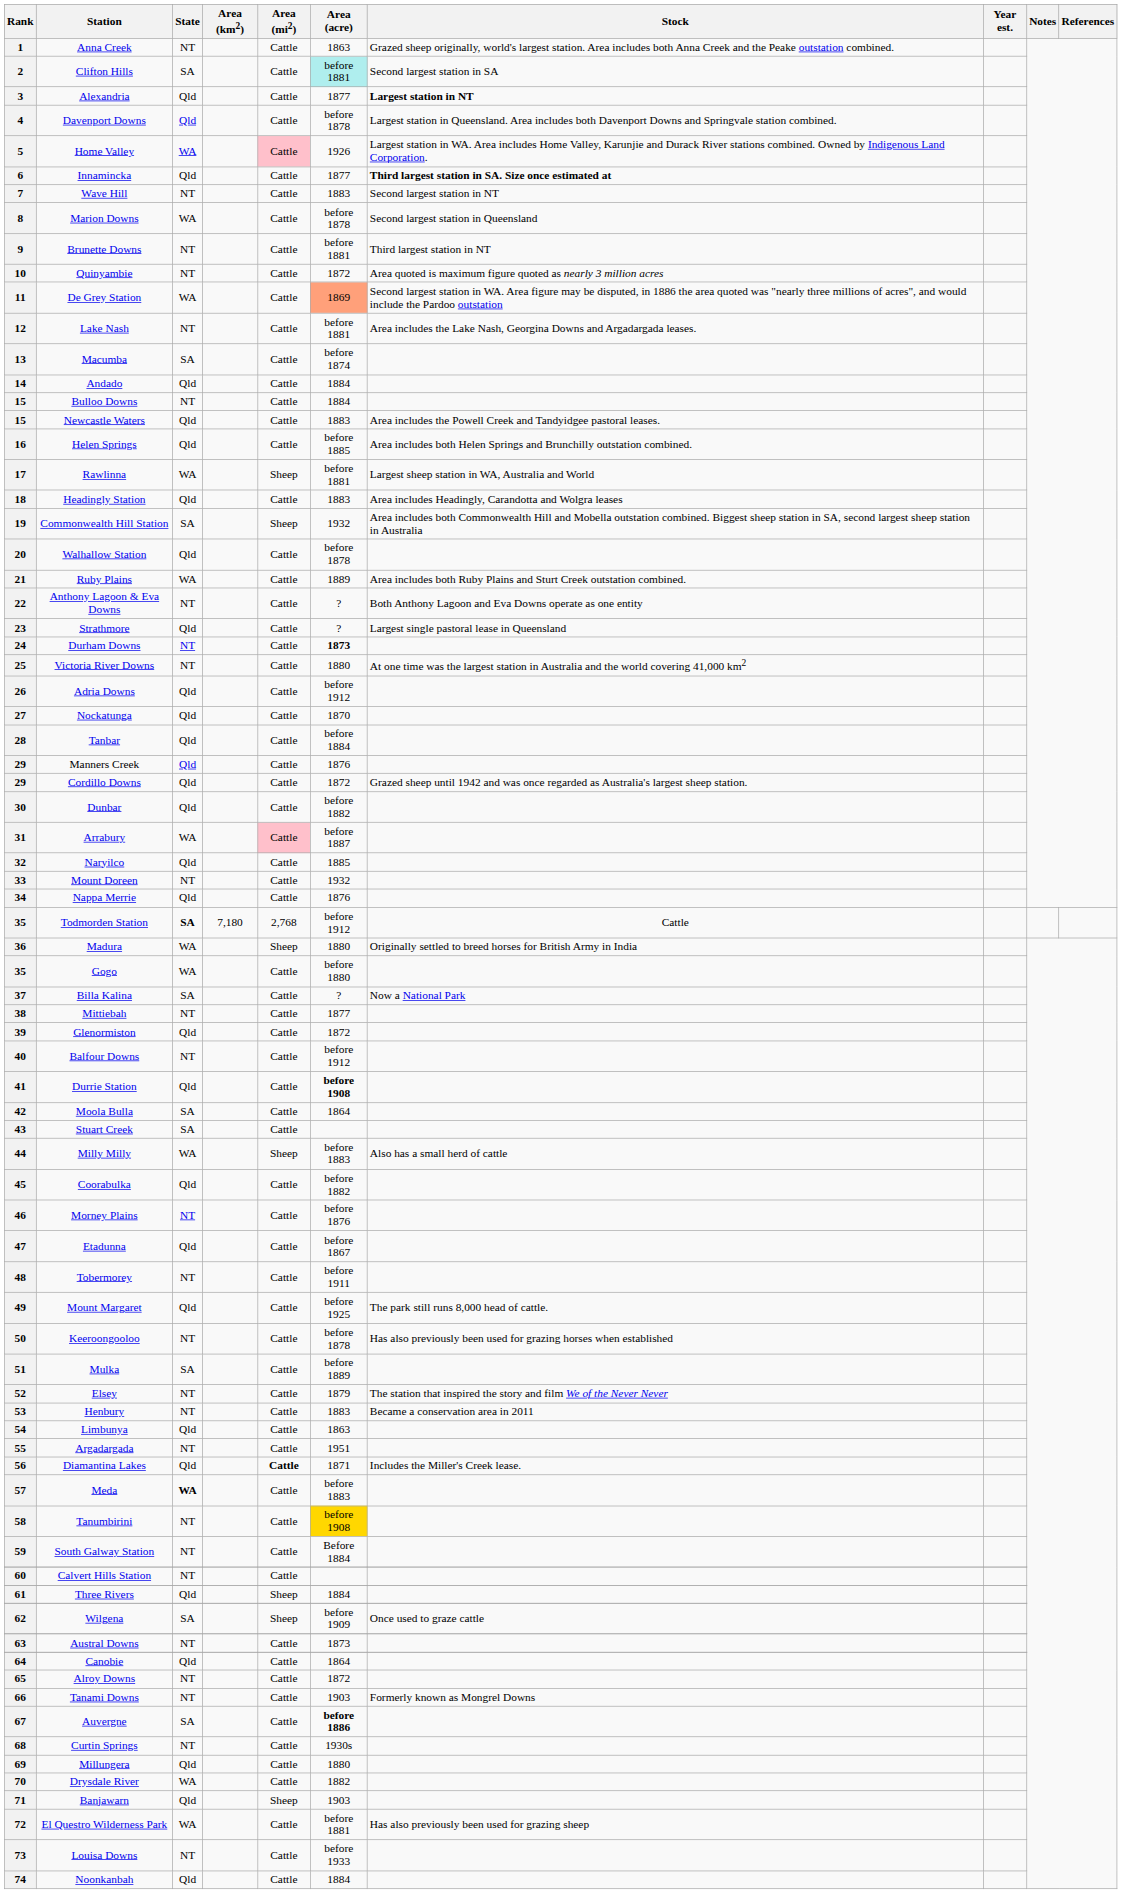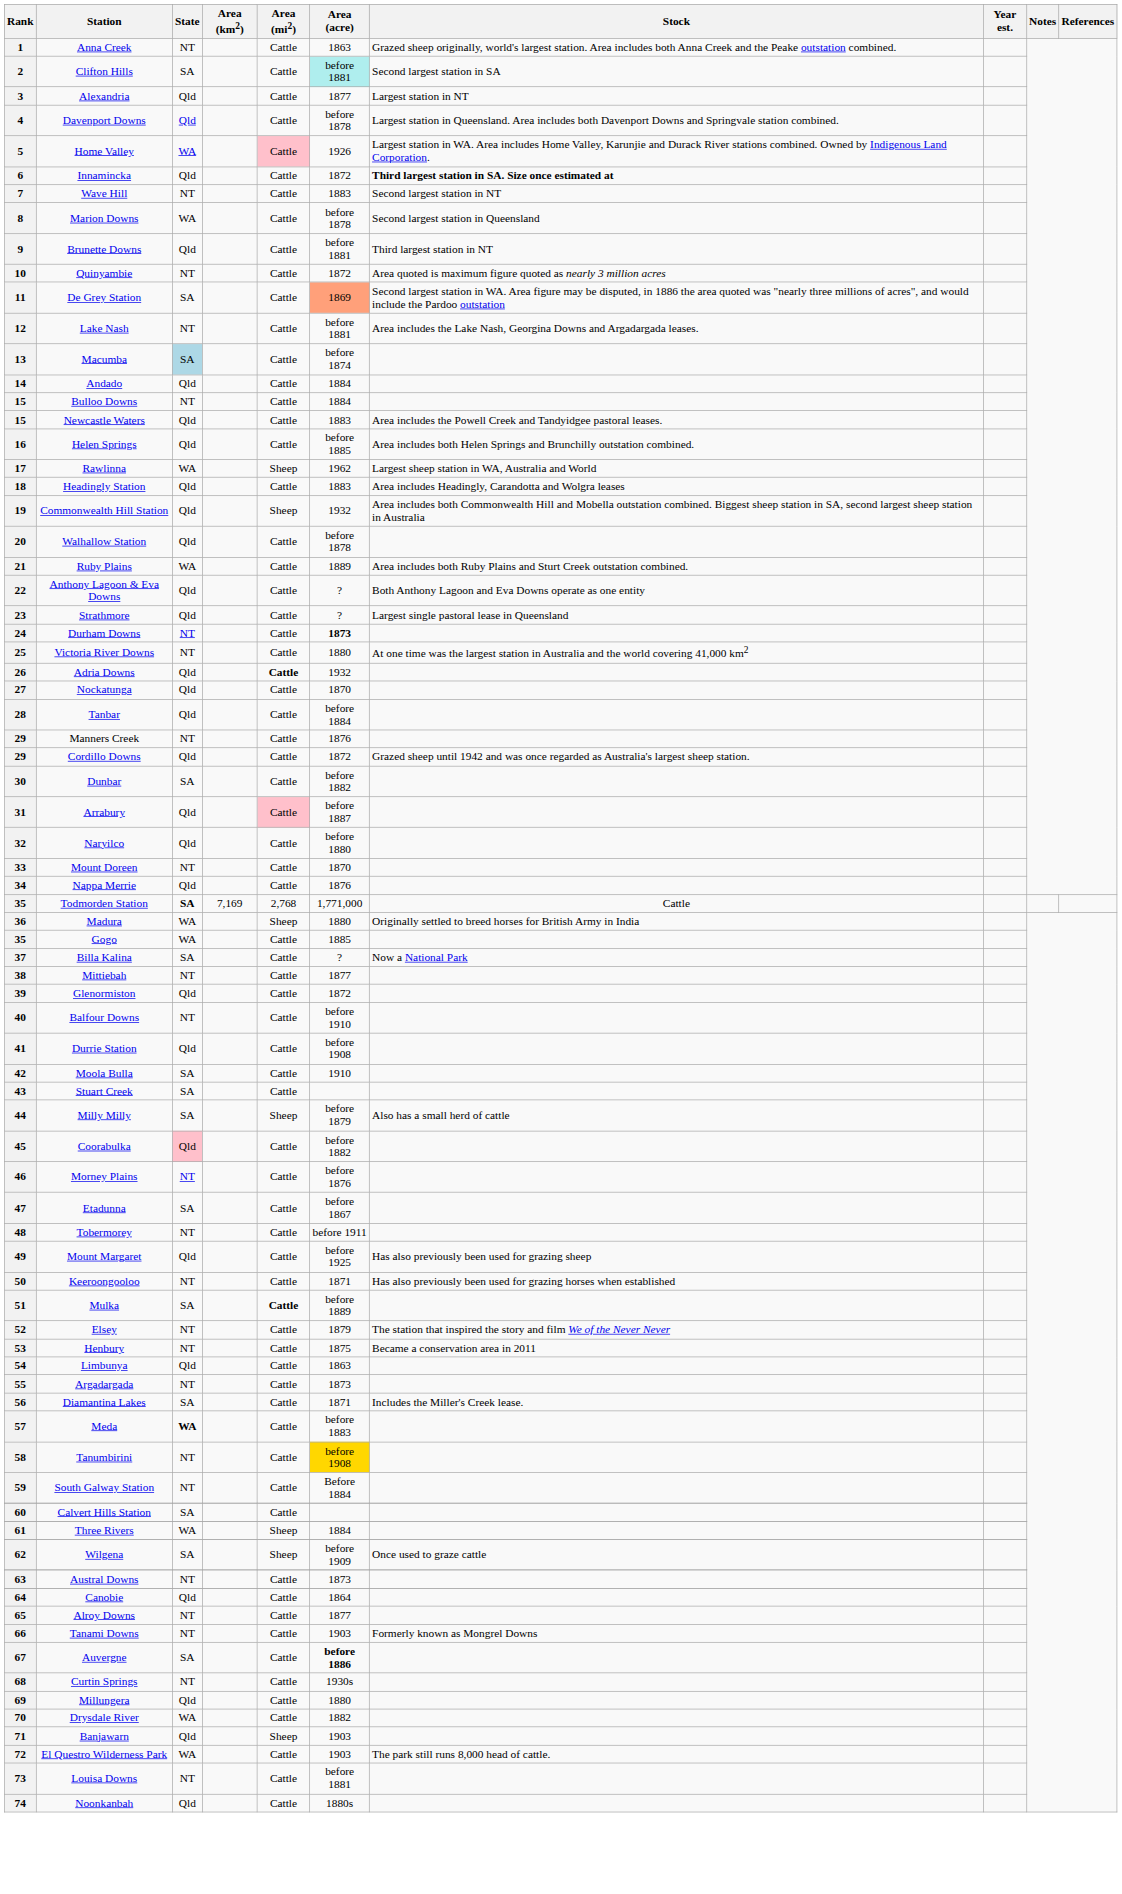(422, 96) bold -> (420, 96) normal
(339, 175) 1877 -> (340, 175) 1872
(188, 249) NT -> (187, 249) Qld
(188, 297) WA -> (187, 297) SA
(188, 359) no background -> (187, 359) lightblue background
(339, 475) before 1881 -> (340, 468) 1962
(188, 523) SA -> (187, 511) Qld
(188, 603) NT -> (187, 590) Qld
(284, 691) normal -> (283, 672) bold
(339, 691) before 1912 -> (340, 672) 1932
(188, 764) Qld -> (187, 739) NT
(188, 807) Qld -> (187, 781) SA
(188, 837) WA -> (187, 812) Qld
(339, 862) 1885 -> (340, 843) before 1880
(339, 880) 1932 -> (340, 867) 1870
(230, 922) 7,180 -> (230, 903) 7,169
(339, 922) before 1912 -> (340, 903) 1,771,000
(339, 971) before 1880 -> (340, 939) 1885
(339, 1056) before 1912 -> (340, 1018) before 1910
(339, 1087) bold -> (340, 1048) normal
(339, 1111) 1864 -> (340, 1073) 1910
(188, 1153) WA -> (187, 1115) SA
(339, 1153) before 1883 -> (340, 1115) before 1879
(188, 1184) no background -> (187, 1146) pink background
(188, 1246) Qld -> (187, 1208) SA
(459, 1307) The park still runs 8,000 head of cattle. -> (482, 1256) Has also previously been used for grazing sheep
(339, 1338) before 1878 -> (340, 1281) 1871
(284, 1369) normal -> (283, 1305) bold
(339, 1411) 1883 -> (340, 1348) 1875
(339, 1447) 1951 -> (340, 1384) 1873
(188, 1466) Qld -> (187, 1402) SA
(284, 1466) bold -> (283, 1402) normal
(188, 1576) NT -> (187, 1512) SA
(188, 1594) Qld -> (187, 1530) WA
(339, 1679) 1872 -> (340, 1615) 1877
(339, 1824) before 1881 -> (340, 1754) 1903
(479, 1824) Has also previously been used for grazing sheep -> (461, 1754) The park still runs 8,000 head of cattle.
(339, 1855) before 1933 -> (340, 1778) before 1881
(339, 1879) 1884 -> (340, 1803) 1880s
